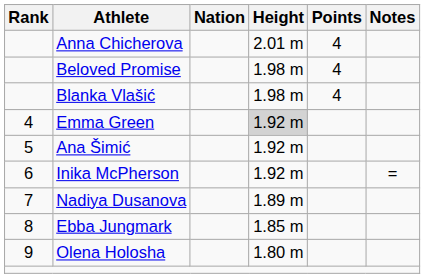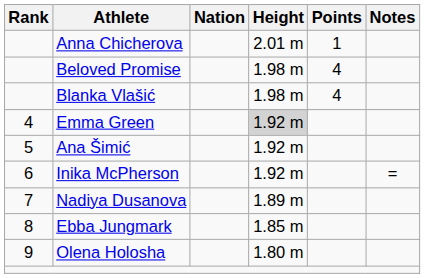(337, 43) 4 -> (337, 43) 1
